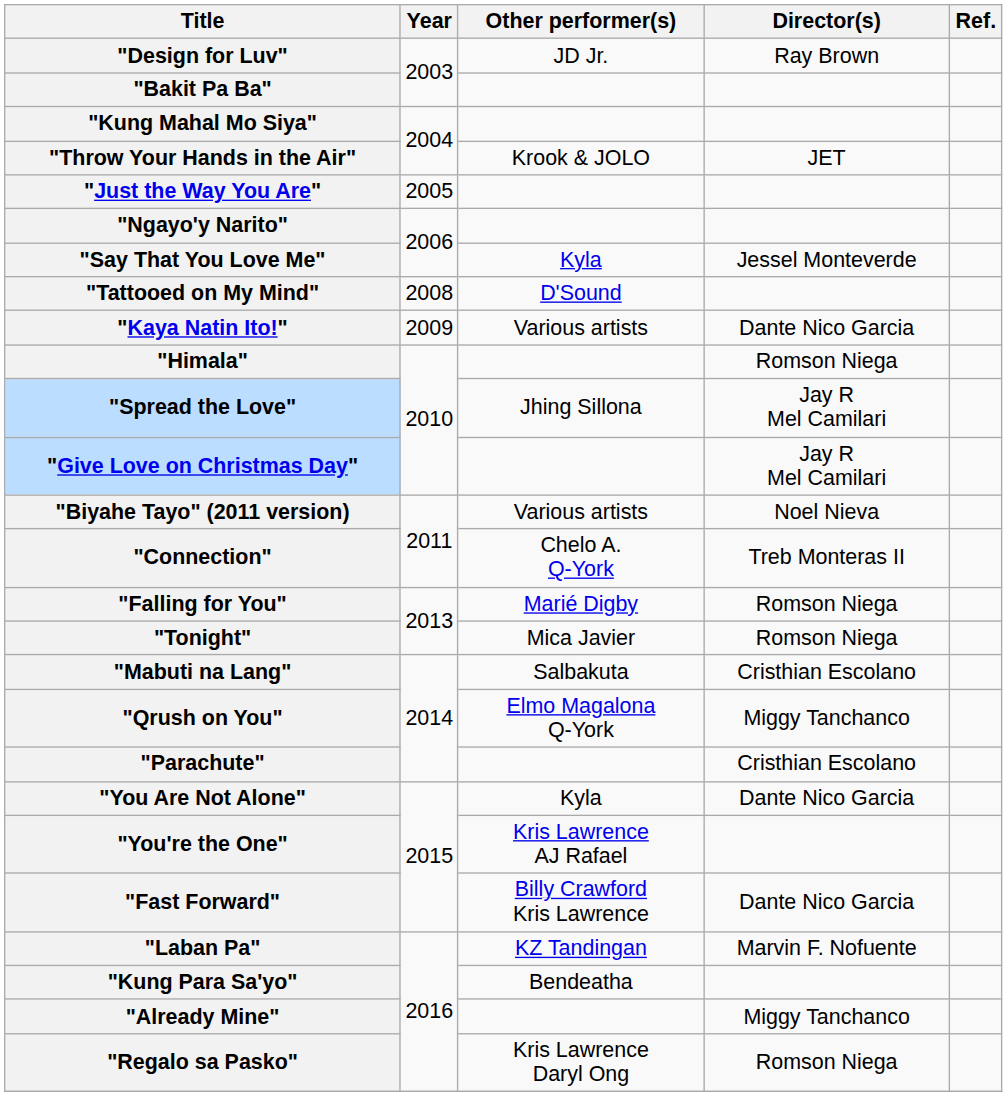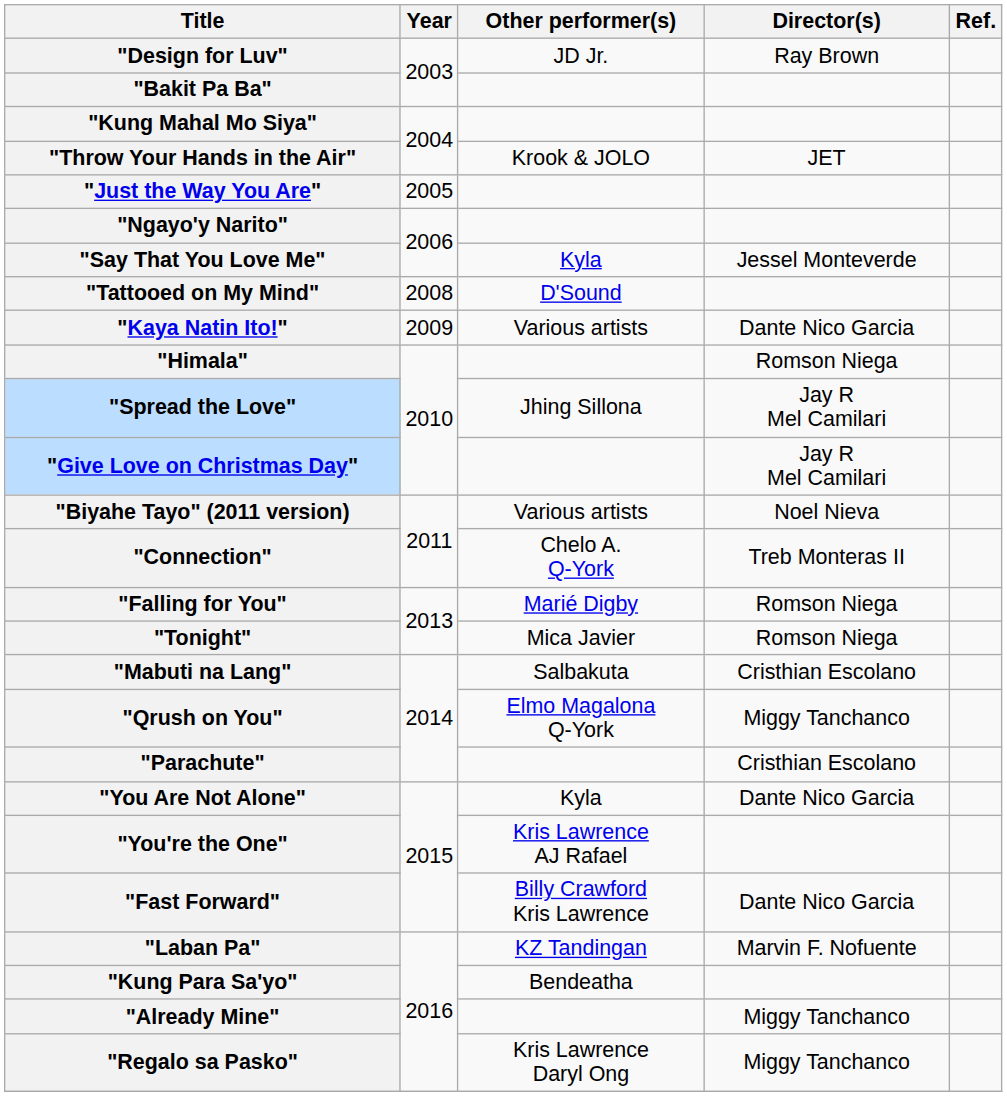(827, 1062) Romson Niega -> (827, 1062) Miggy Tanchanco
